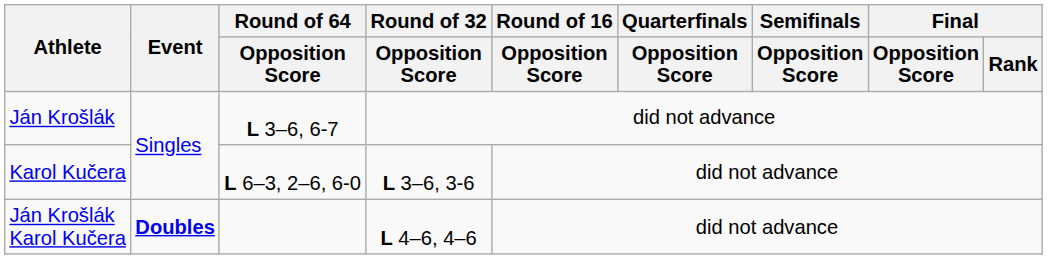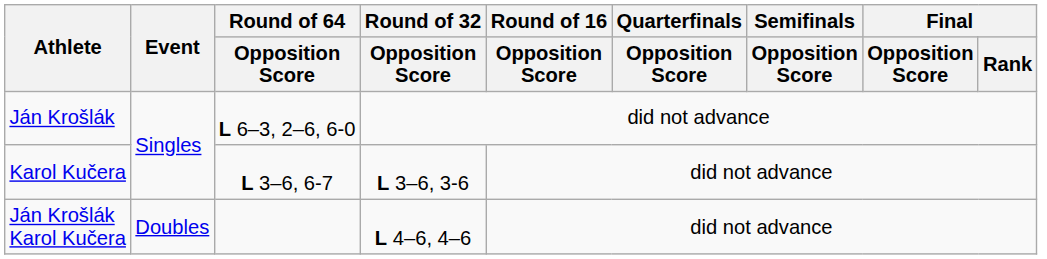(293, 130) L 3–6, 6-7 -> (287, 130) L 6–3, 2–6, 6-0
(293, 184) L 6–3, 2–6, 6-0 -> (287, 184) L 3–6, 6-7
(175, 227) bold -> (172, 227) normal
